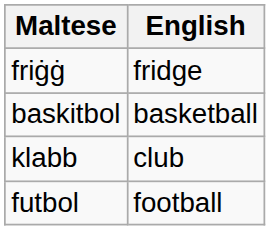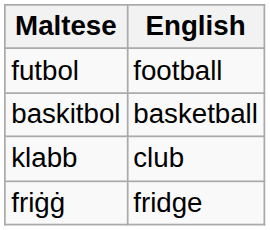rows swapped: (45, 202) <-> (38, 70)
